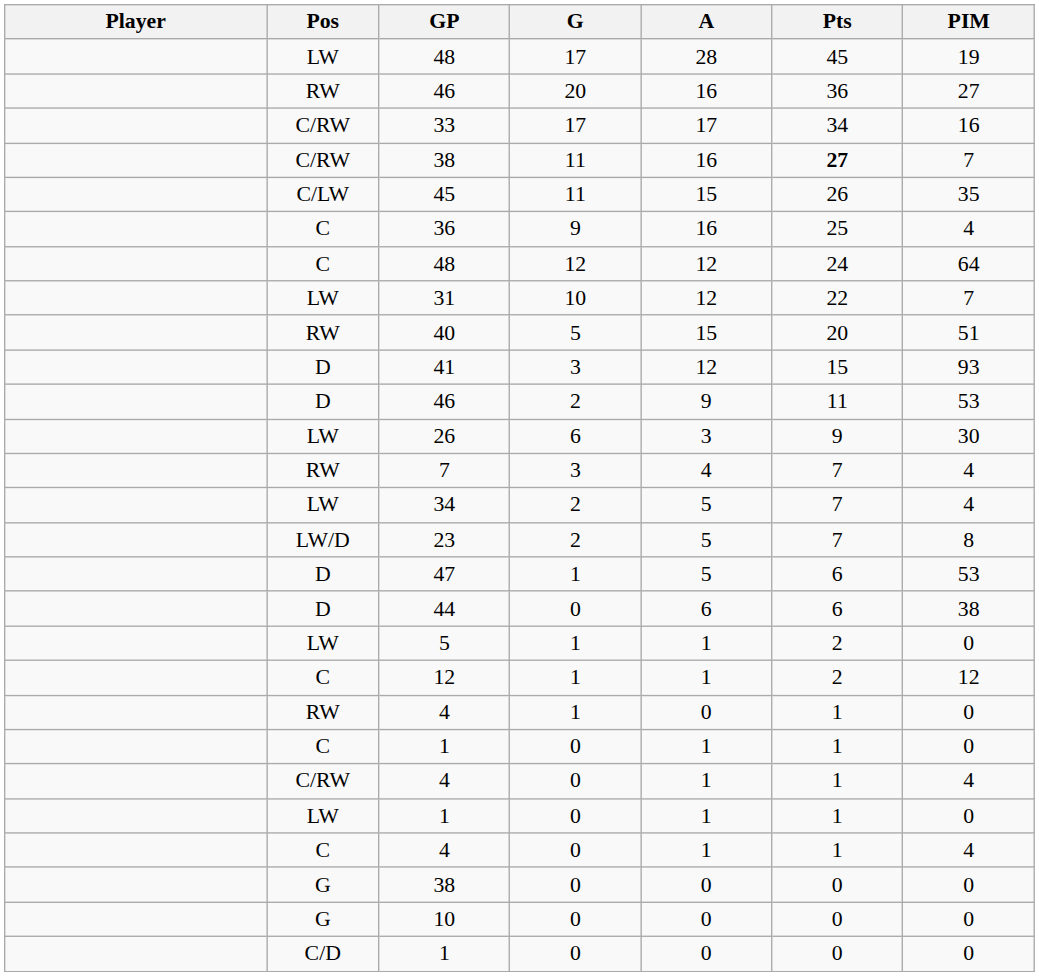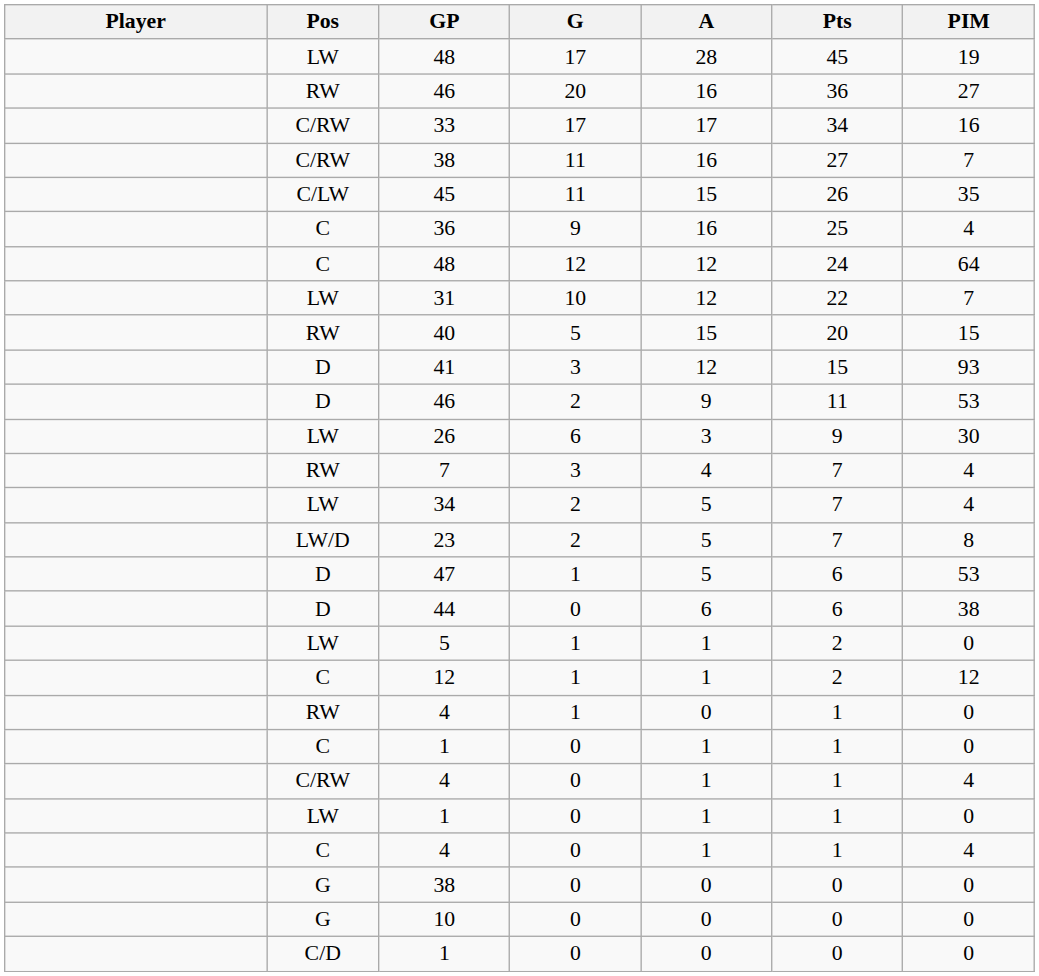(837, 159) bold -> (837, 159) normal
(969, 332) 51 -> (969, 332) 15
